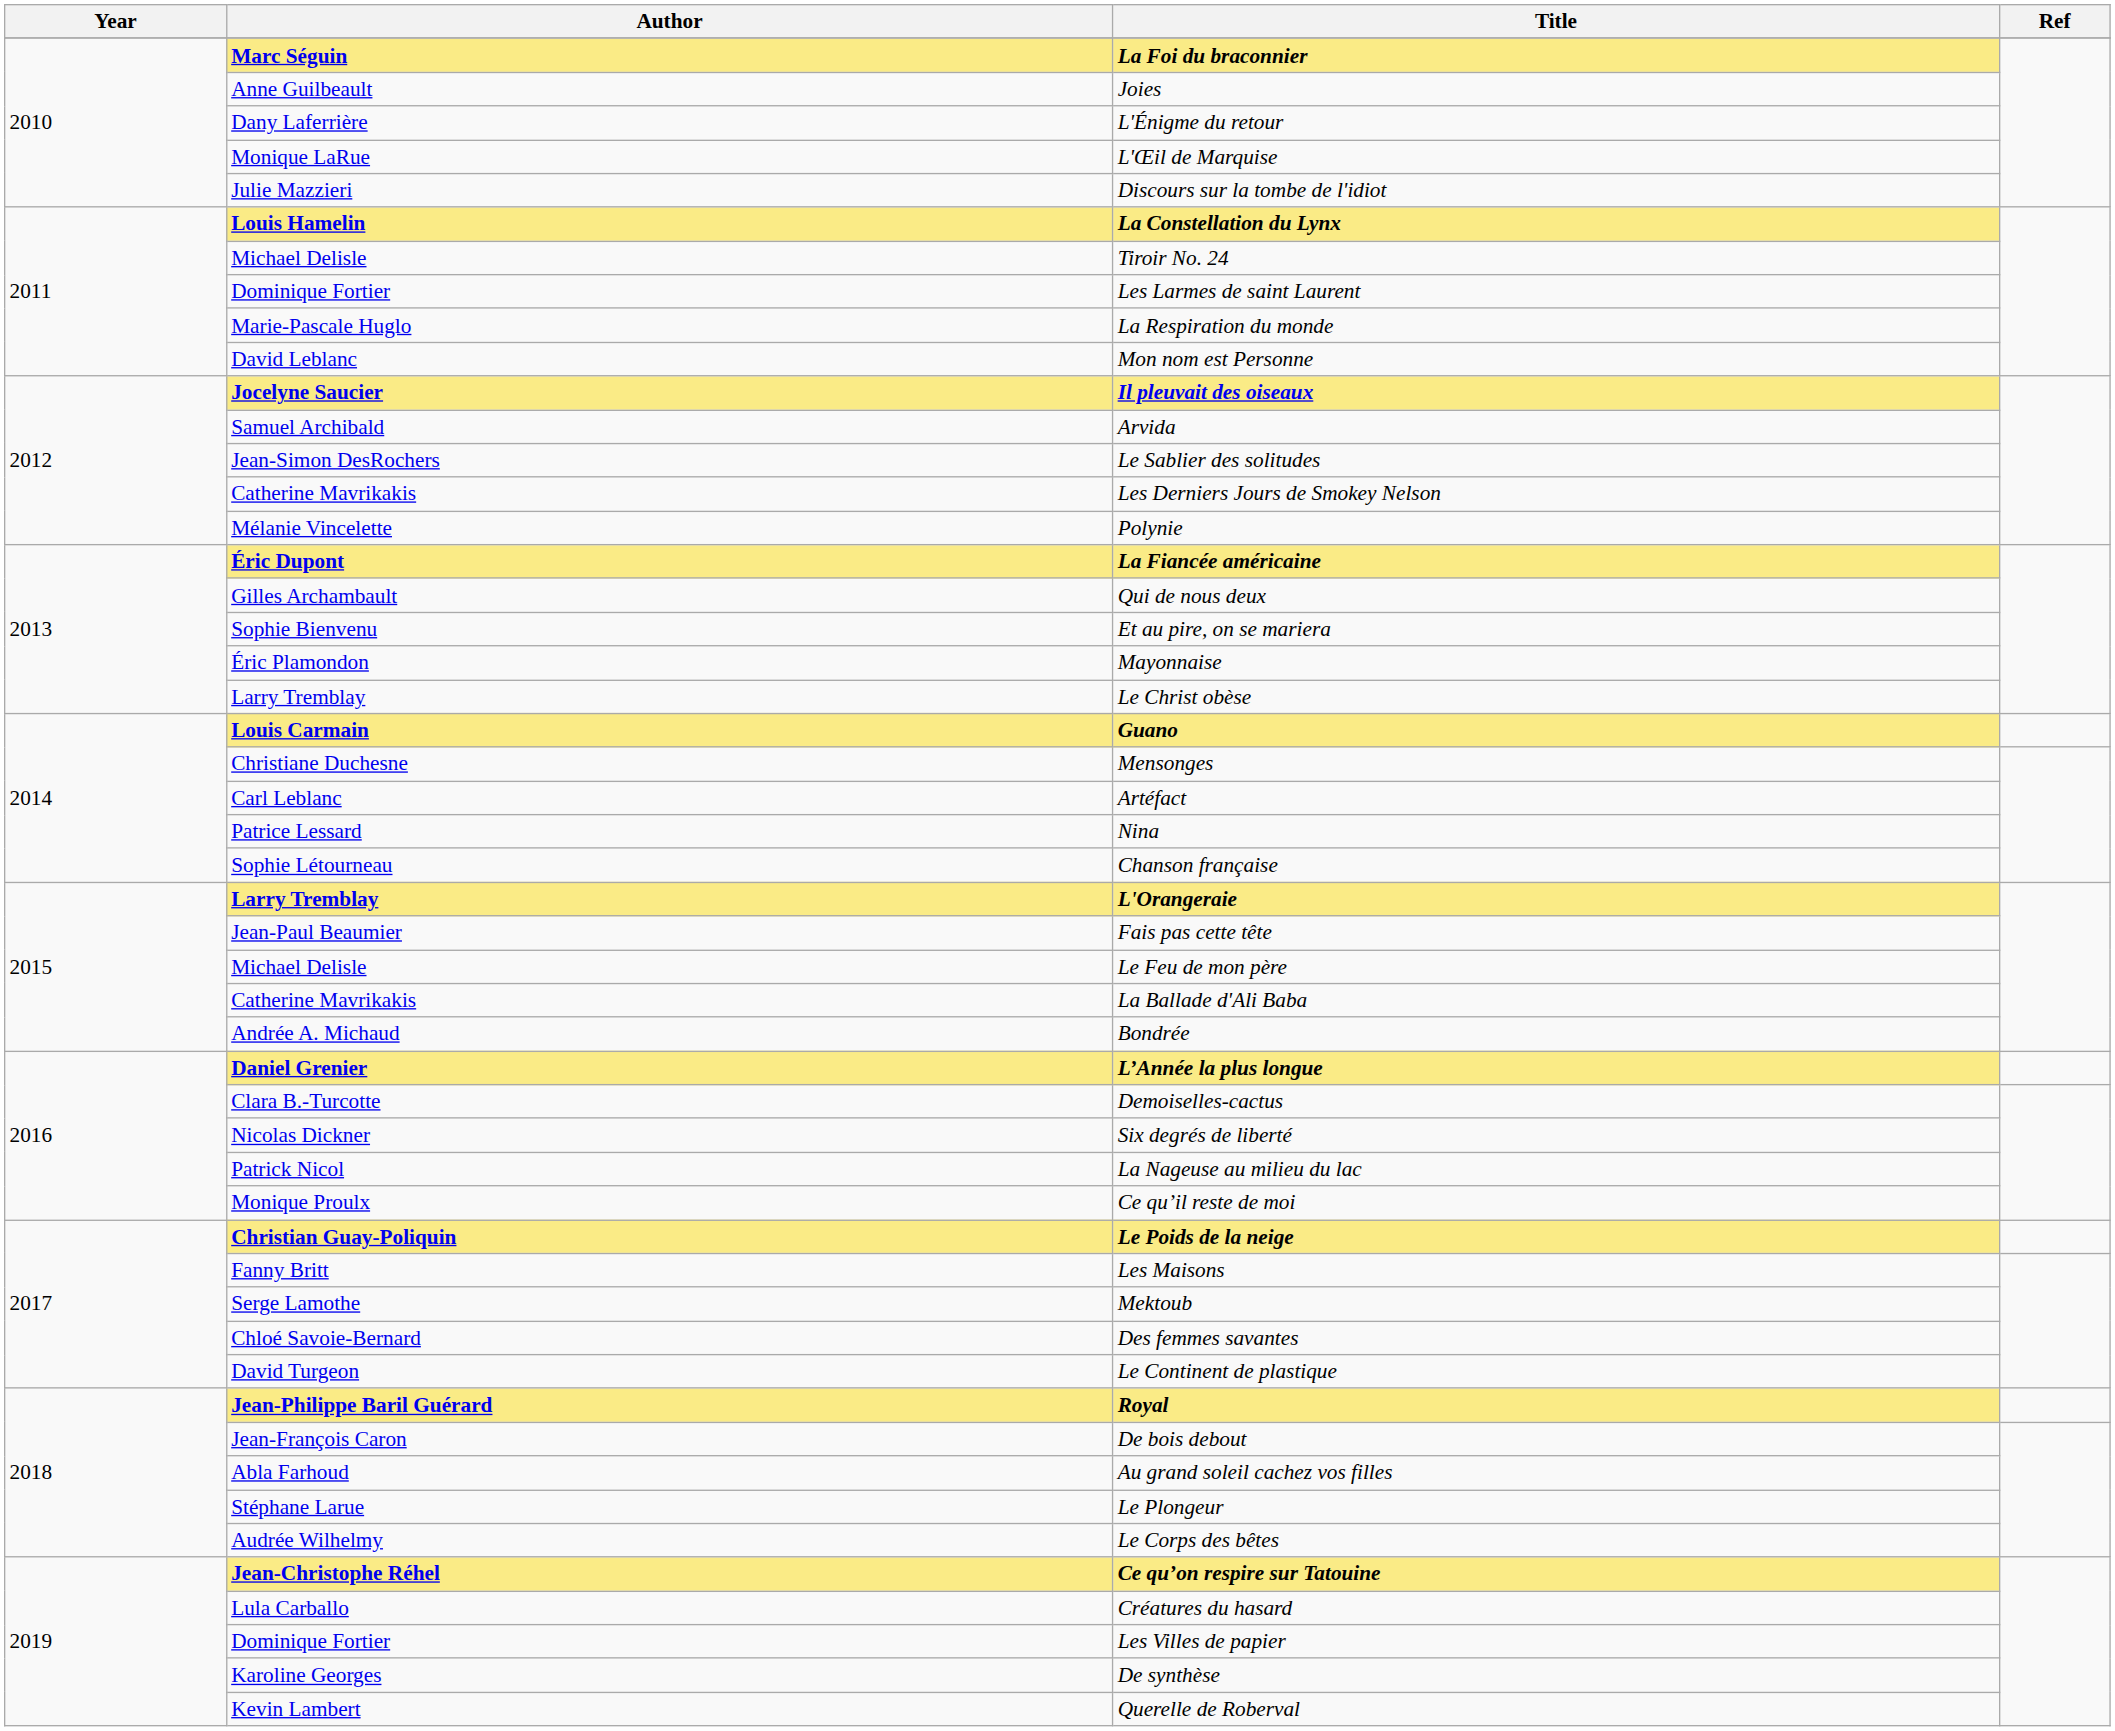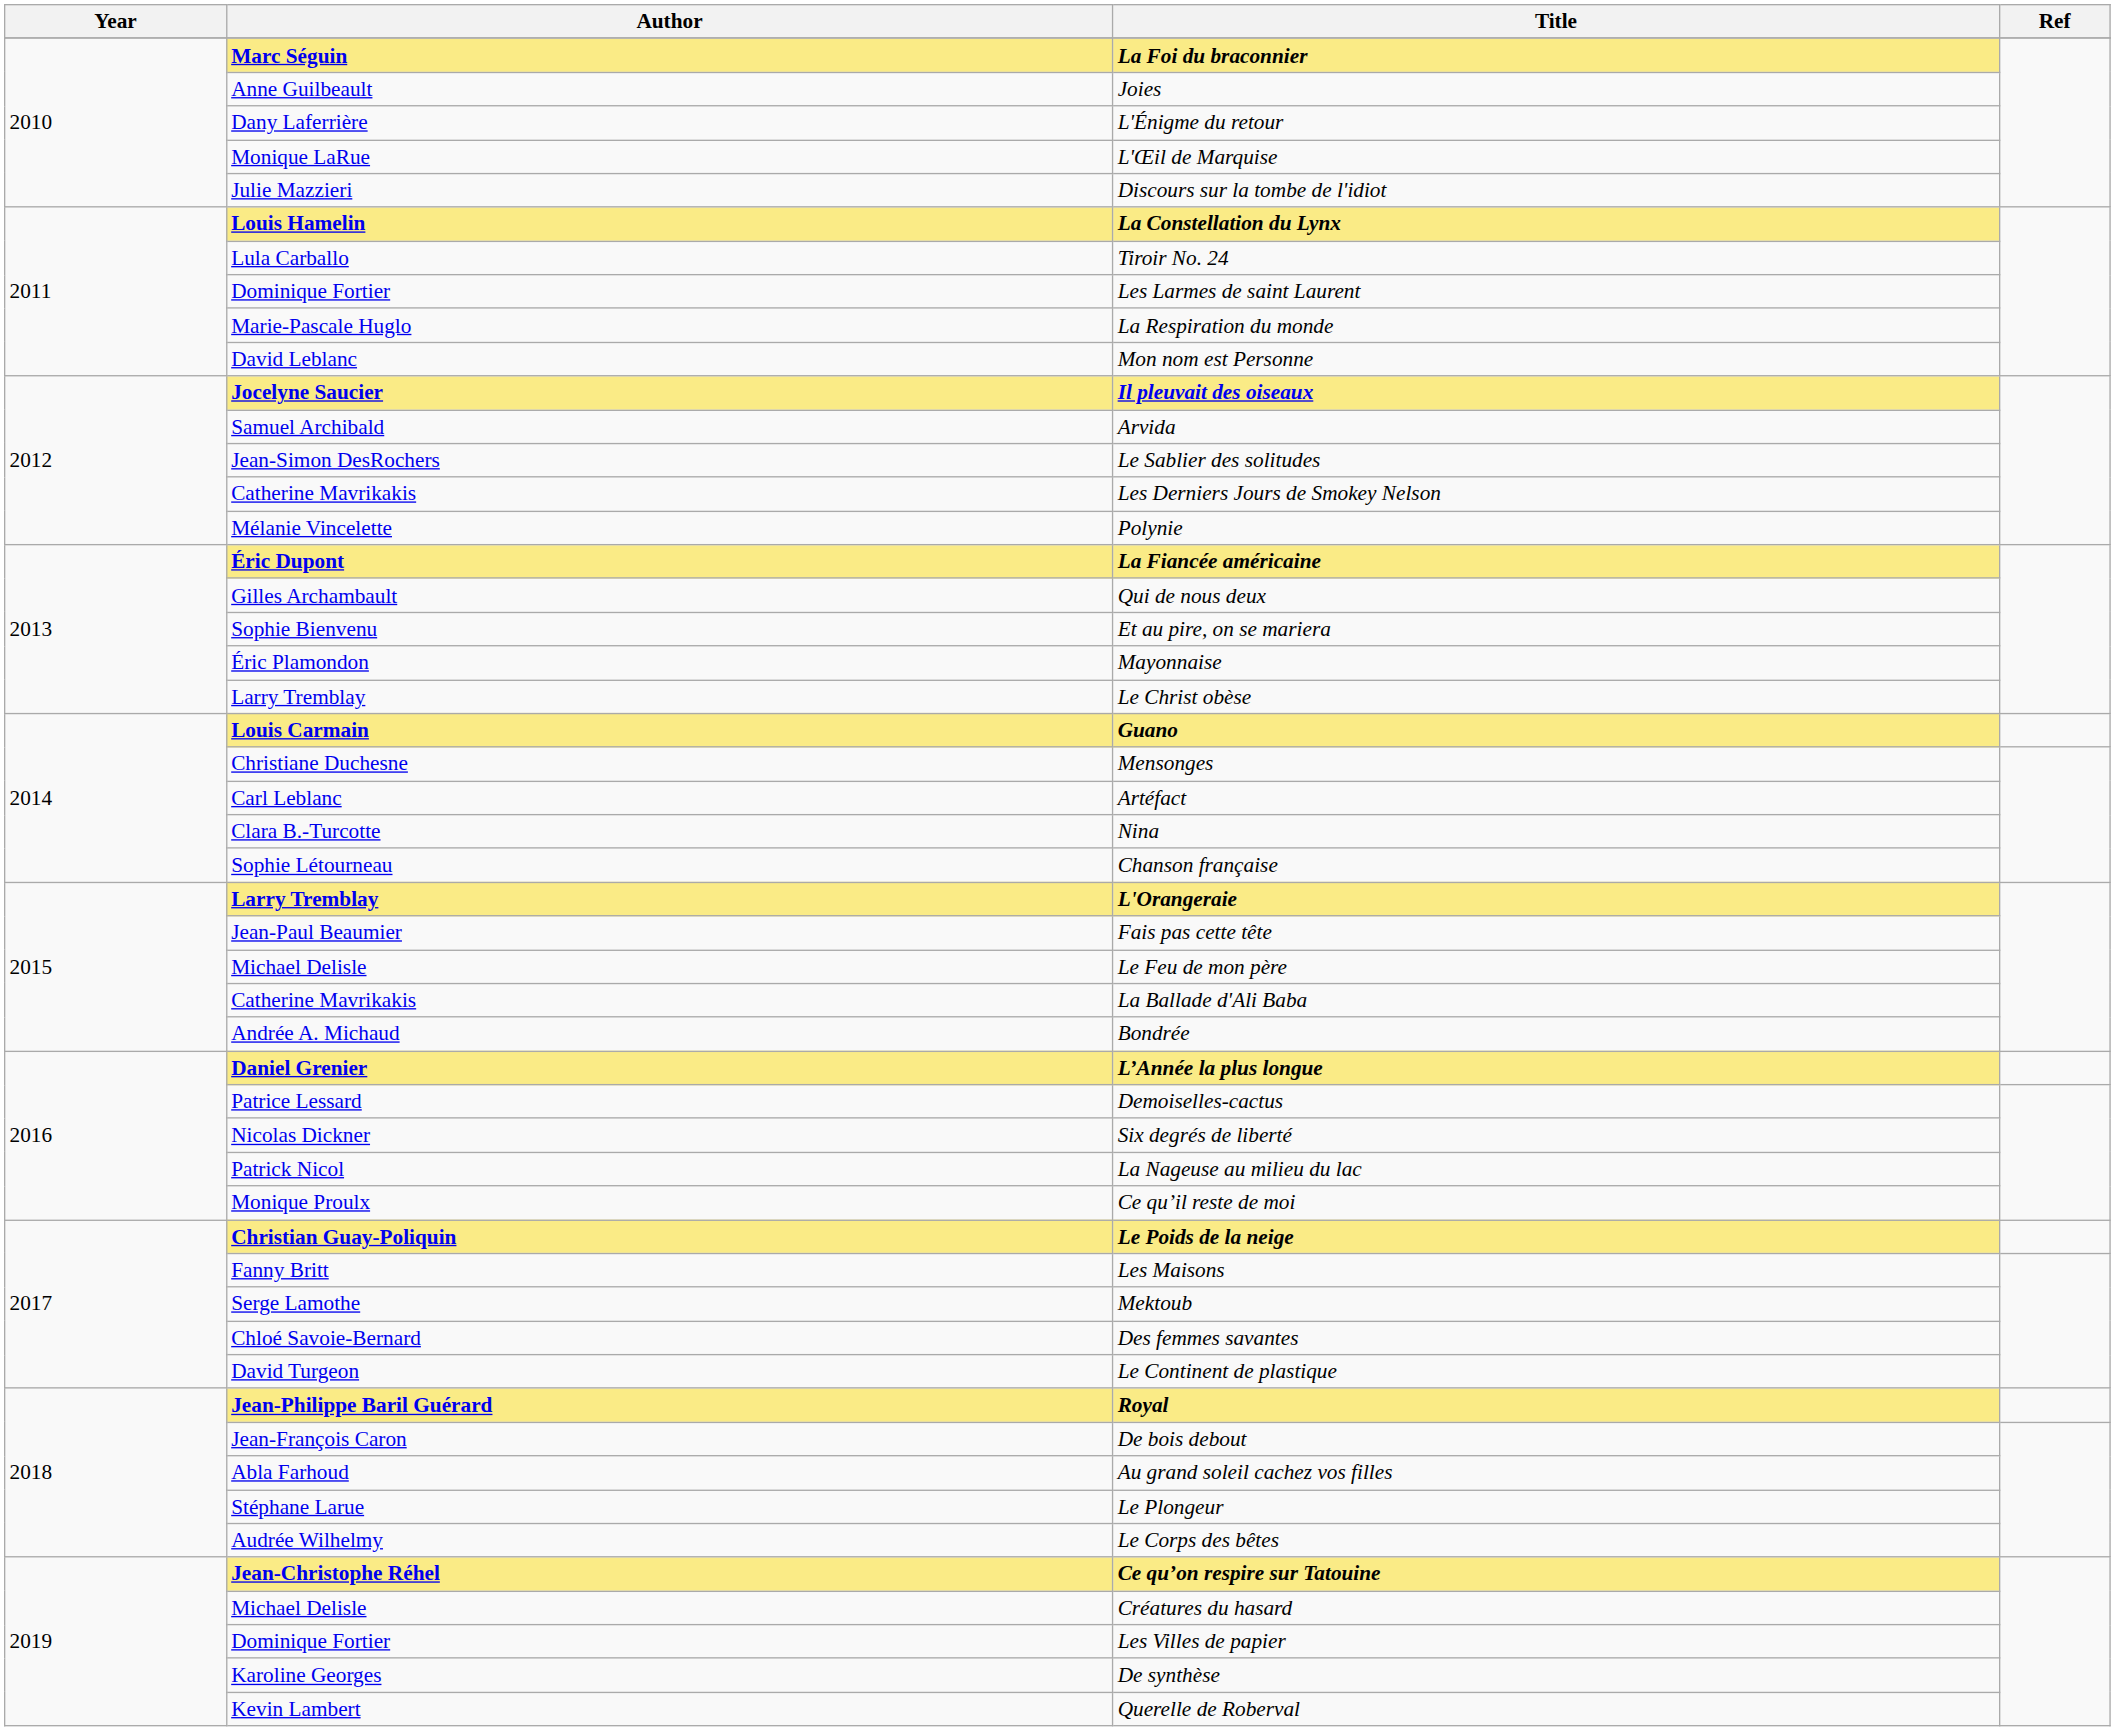(299, 257) Michael Delisle -> (290, 257) Lula Carballo
(296, 831) Patrice Lessard -> (306, 831) Clara B.-Turcotte
(306, 1101) Clara B.-Turcotte -> (296, 1101) Patrice Lessard
(290, 1607) Lula Carballo -> (299, 1607) Michael Delisle
